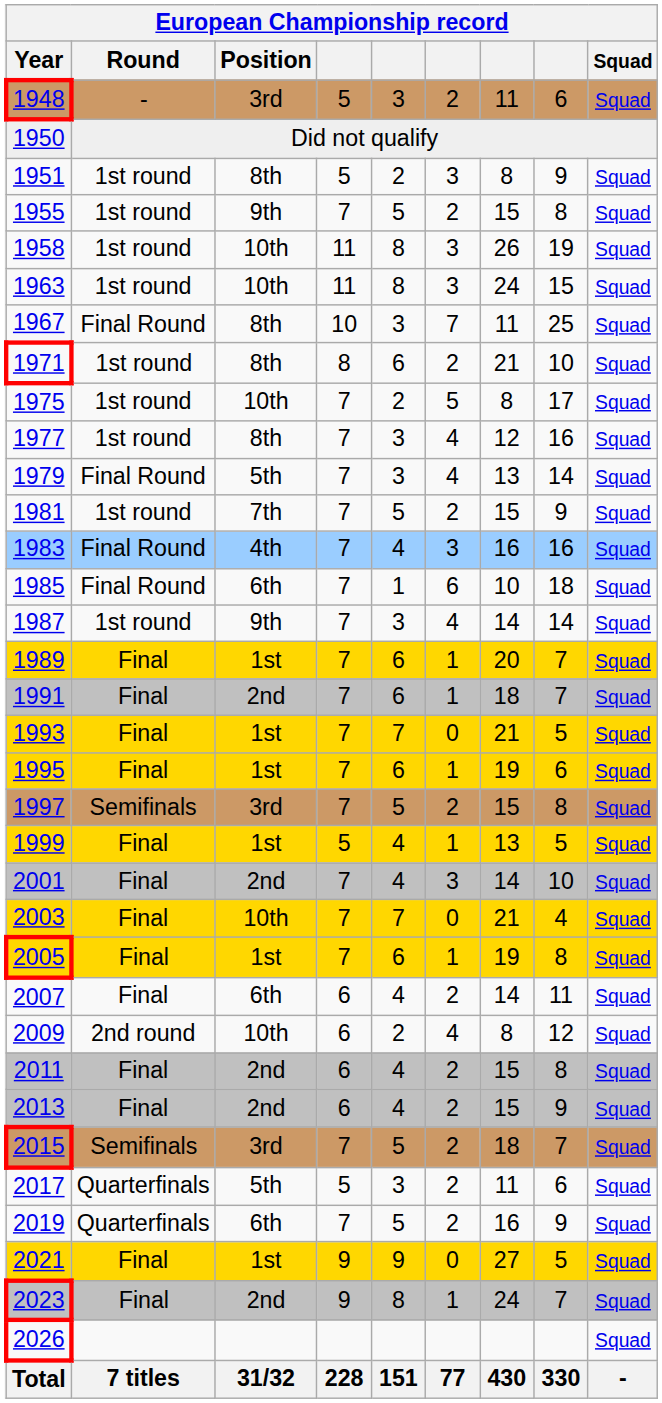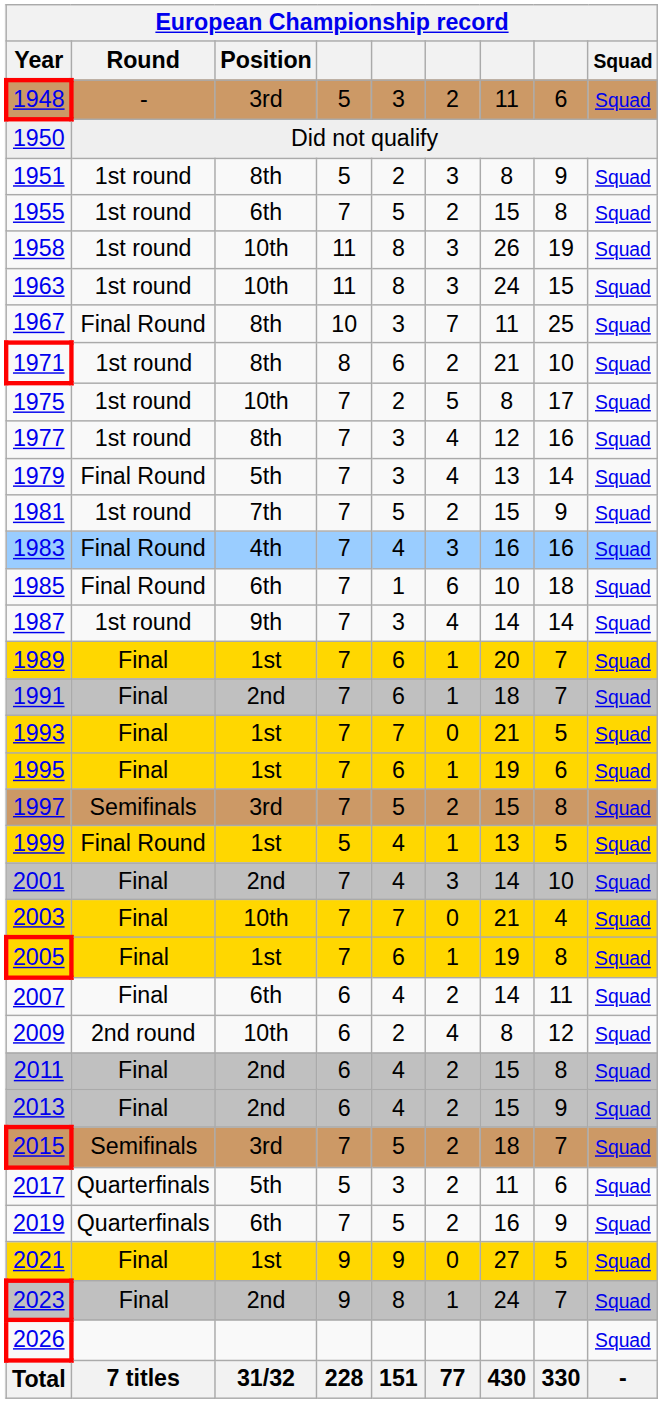(266, 212) 9th -> (266, 212) 6th
(143, 843) Final -> (143, 843) Final Round
